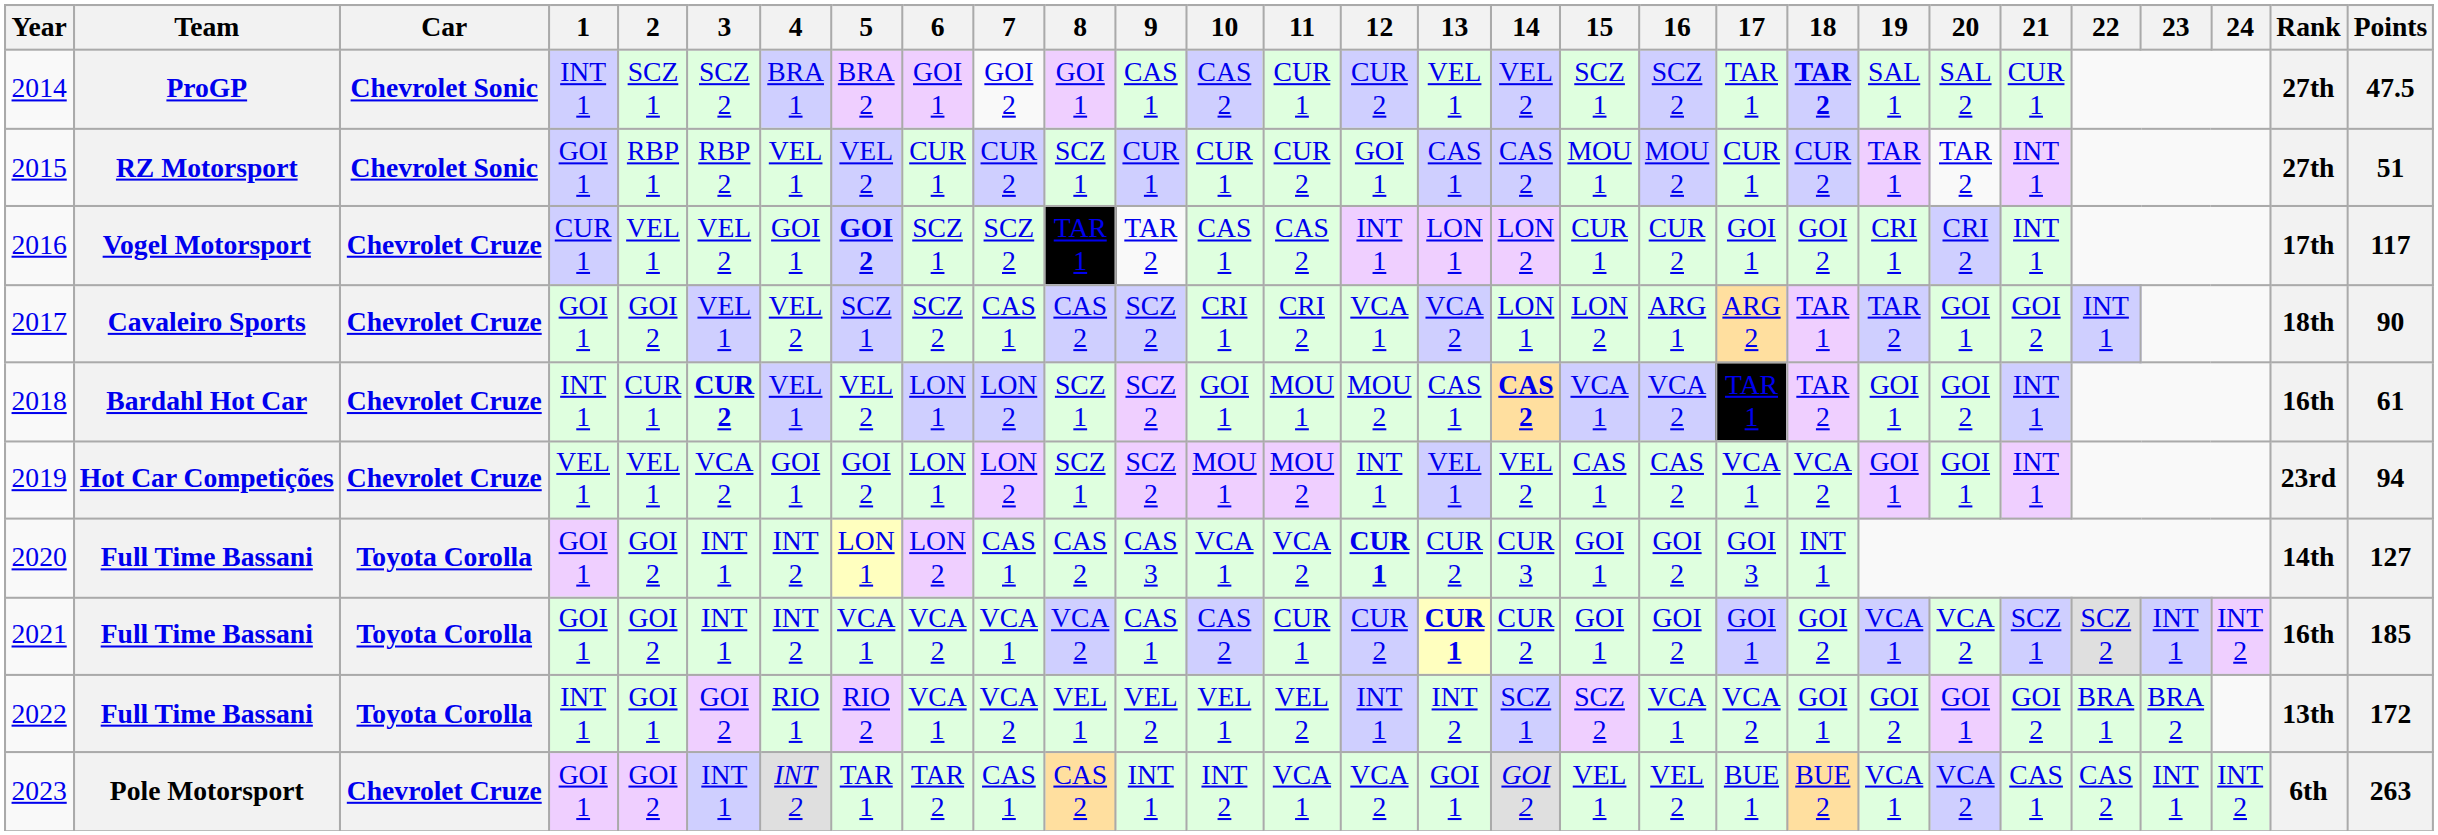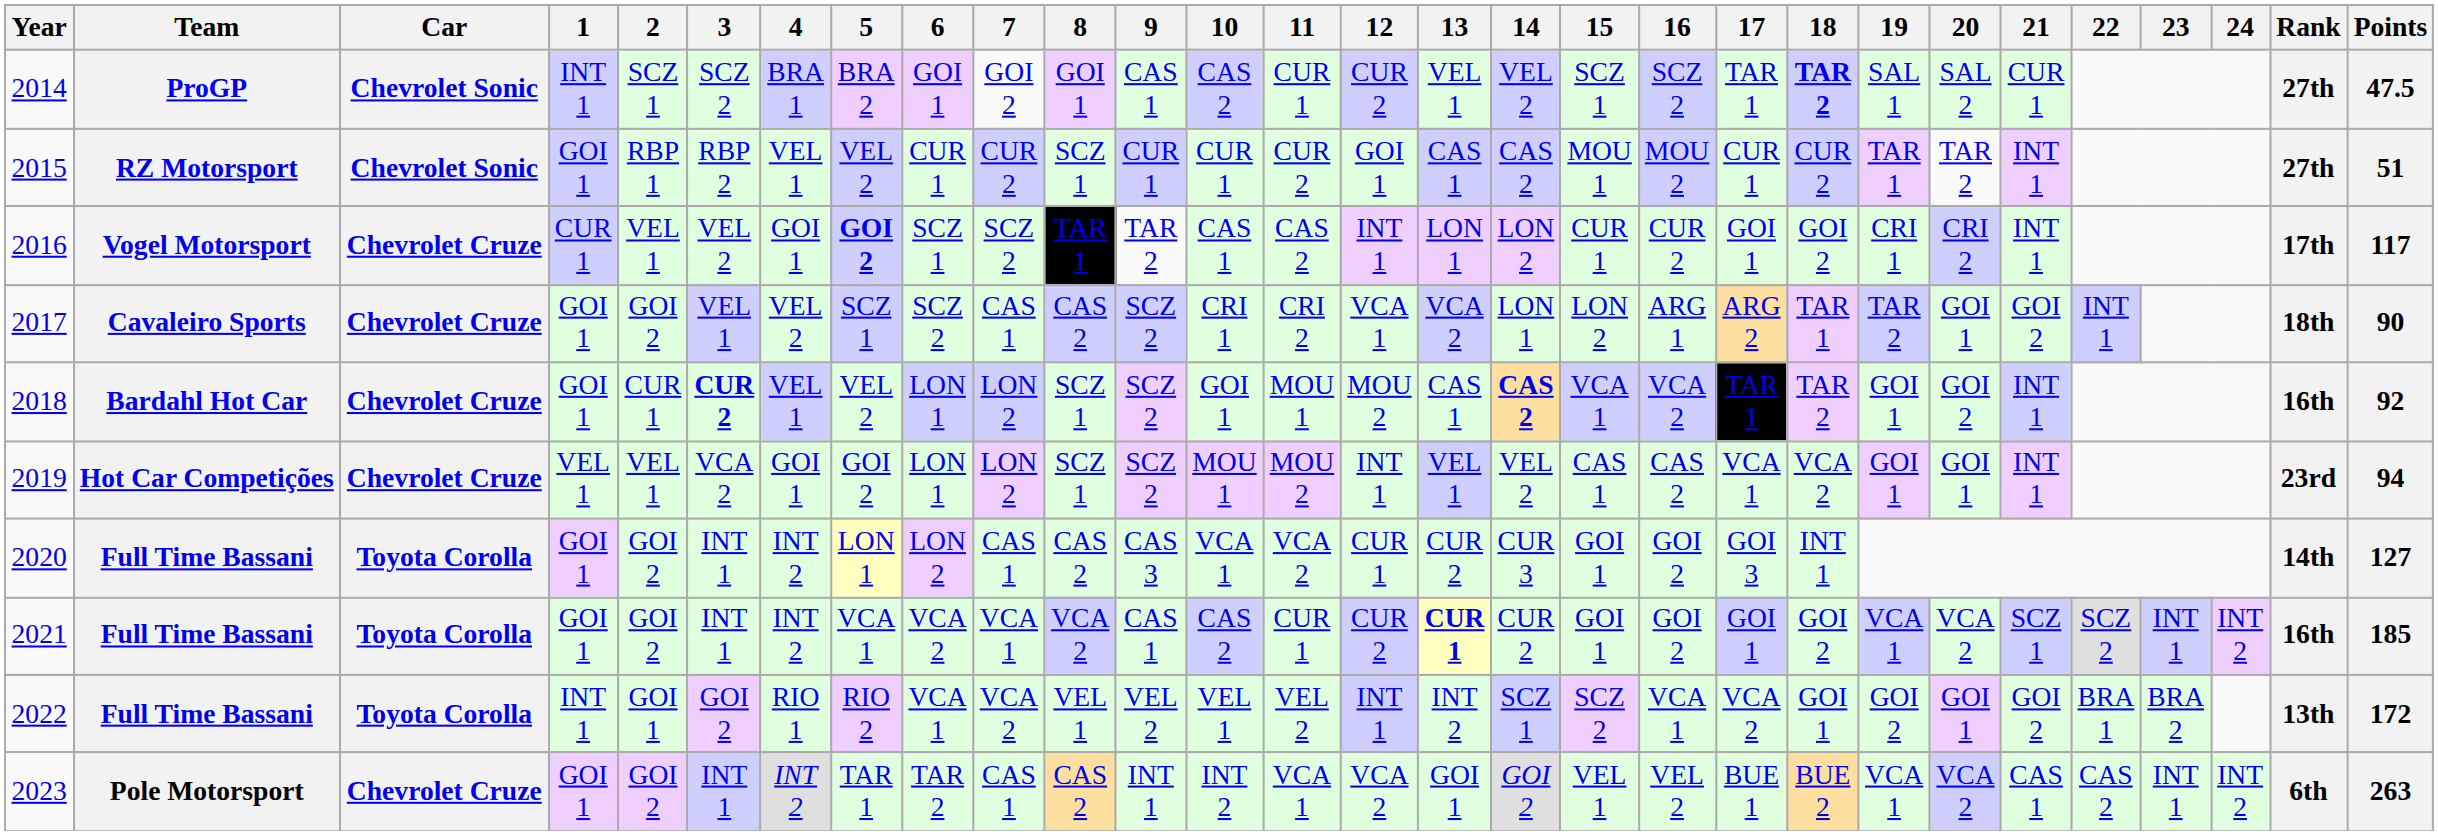(583, 400) INT 1 -> (583, 400) GOI 1
(2390, 400) 61 -> (2390, 400) 92
(1379, 556) bold -> (1379, 556) normal
